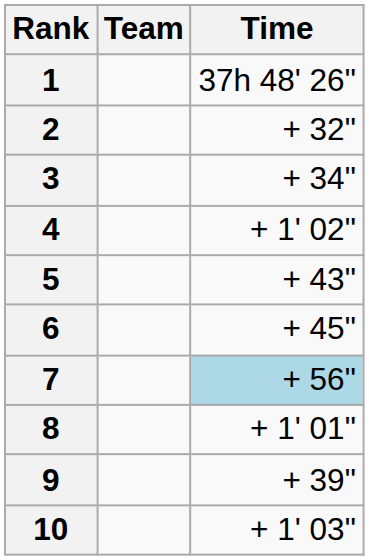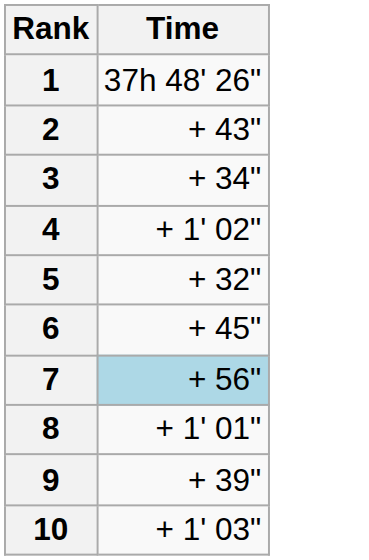- column: (144, 29)
(319, 129) + 32" -> (225, 129) + 43"
(319, 279) + 43" -> (225, 279) + 32"
